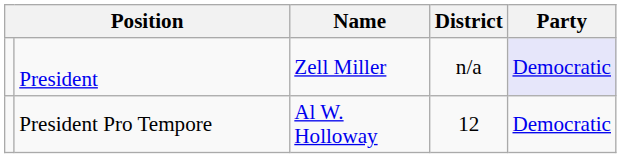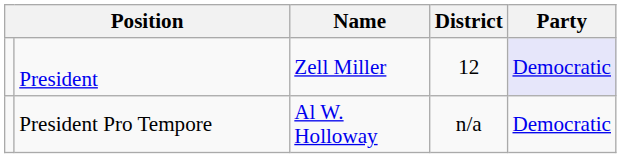(469, 66) n/a -> (469, 66) 12
(469, 123) 12 -> (469, 123) n/a
